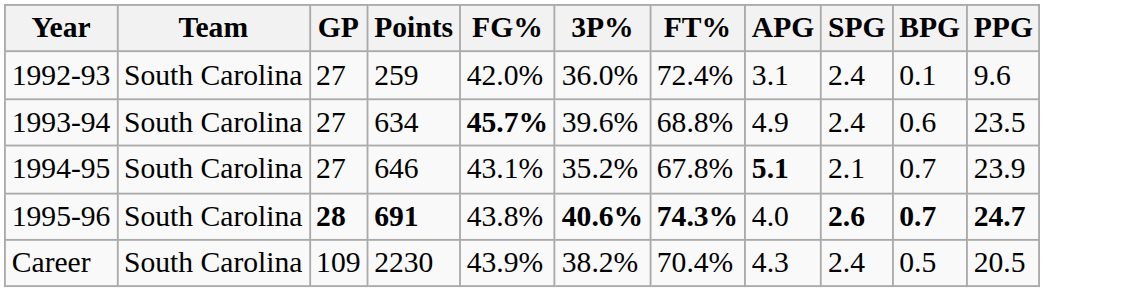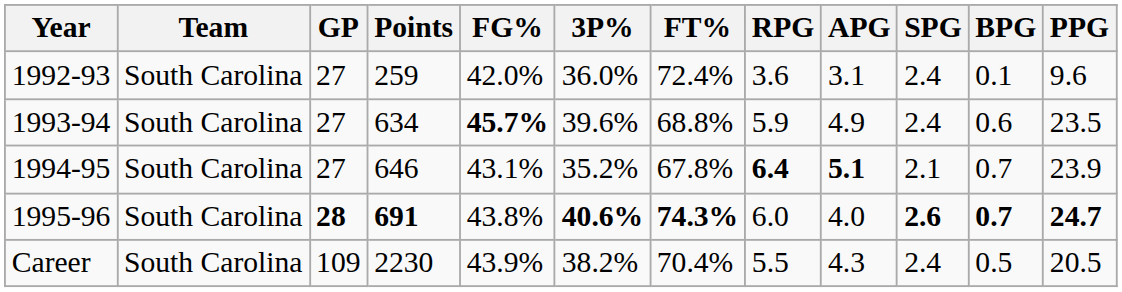+ column: (783, 27)
